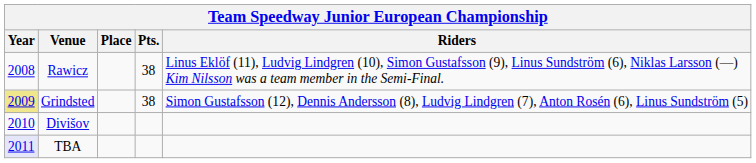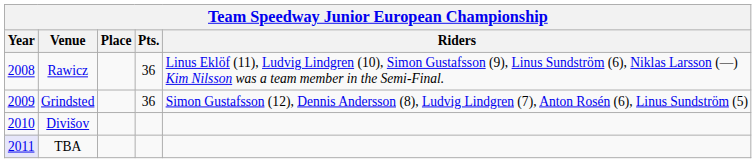(149, 71) 38 -> (149, 71) 36
(21, 101) khaki background -> (21, 101) no background
(149, 101) 38 -> (149, 101) 36
